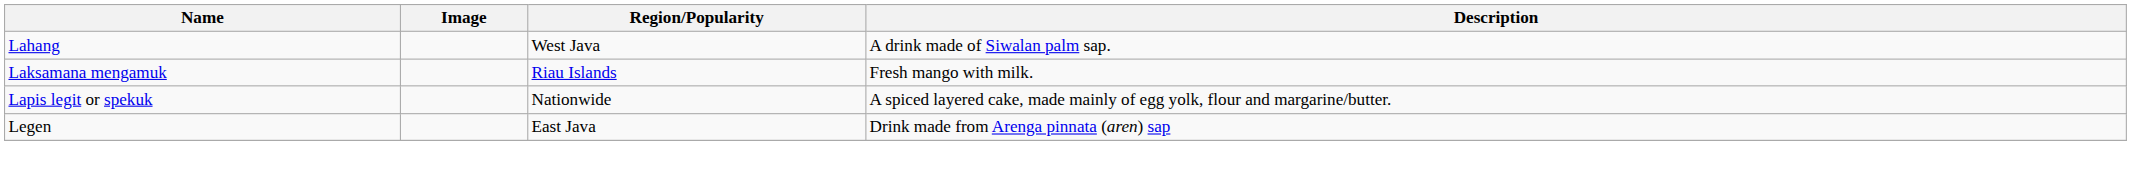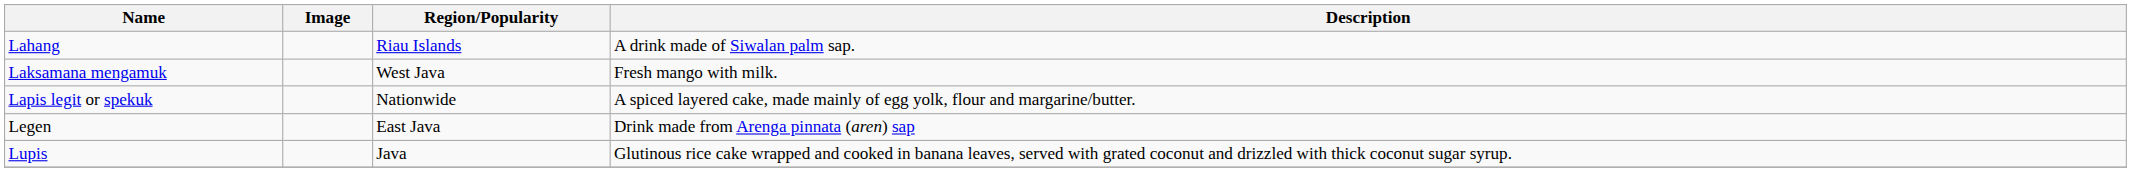(566, 45) West Java -> (419, 45) Riau Islands
(574, 72) Riau Islands -> (411, 72) West Java
+ row: (28, 153)
